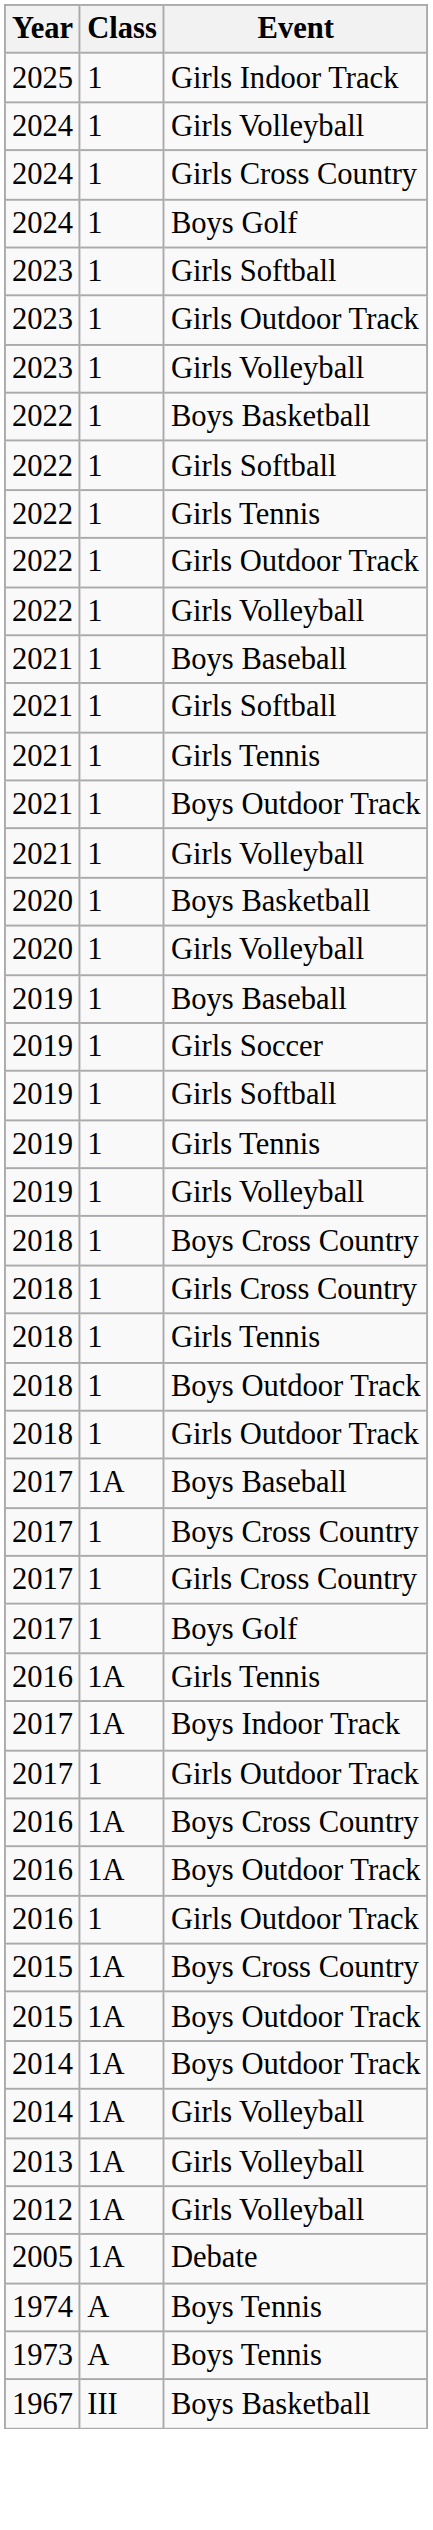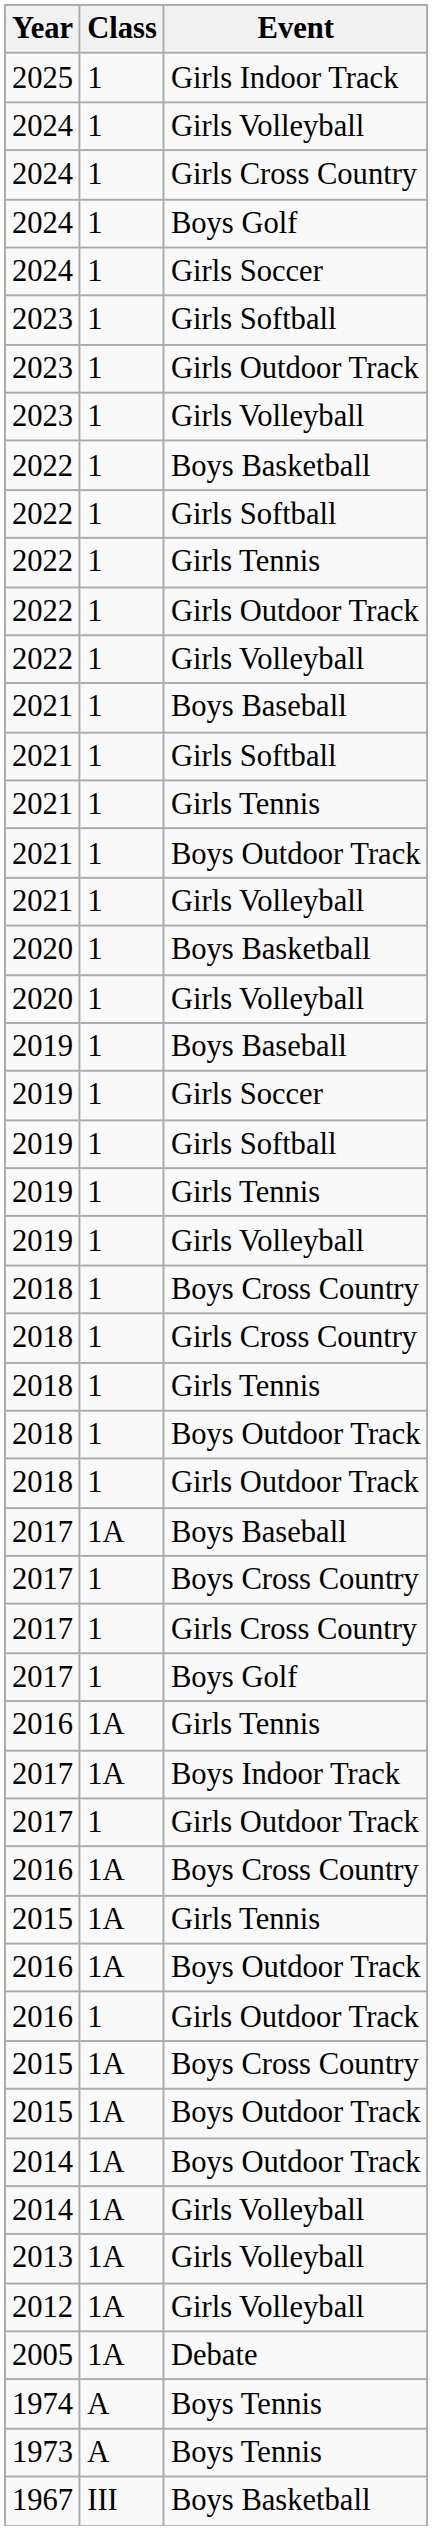+ row: (43, 271)
+ row: (43, 1918)
